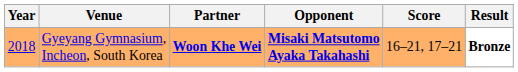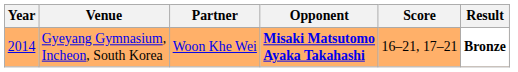(22, 47) 2018 -> (22, 47) 2014
(217, 47) bold -> (215, 47) normal
